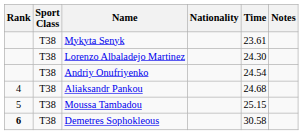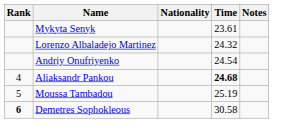- column: (48, 18)
(255, 56) 24.30 -> (226, 45) 24.32
(255, 89) normal -> (226, 77) bold
(255, 105) 25.15 -> (226, 93) 25.19
